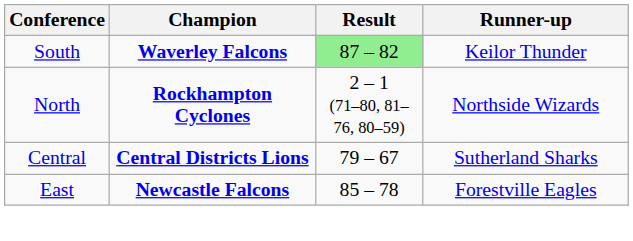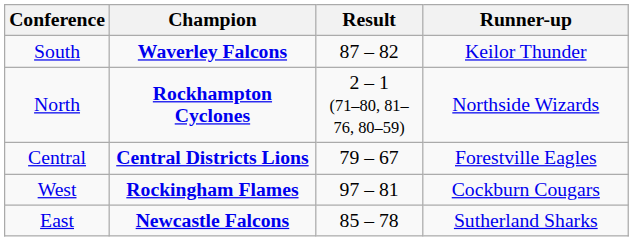(369, 51) lightgreen background -> (369, 51) no background
(526, 158) Sutherland Sharks -> (526, 158) Forestville Eagles
+ row: (57, 189)
(526, 189) Forestville Eagles -> (526, 220) Sutherland Sharks
